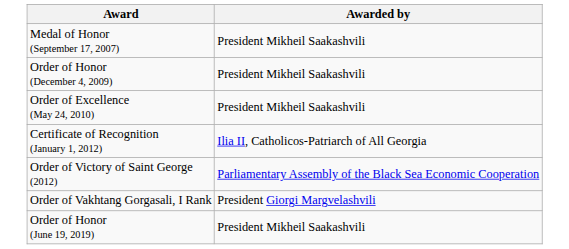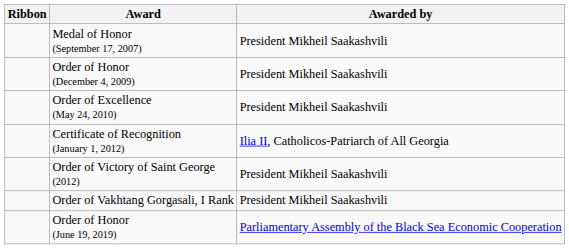+ column: (27, 14)
(378, 174) Parliamentary Assembly of the Black Sea Economic Cooperation -> (314, 174) President Mikheil Saakashvili
(296, 200) President Giorgi Margvelashvili -> (314, 200) President Mikheil Saakashvili
(291, 227) President Mikheil Saakashvili -> (401, 227) Parliamentary Assembly of the Black Sea Economic Cooperation
